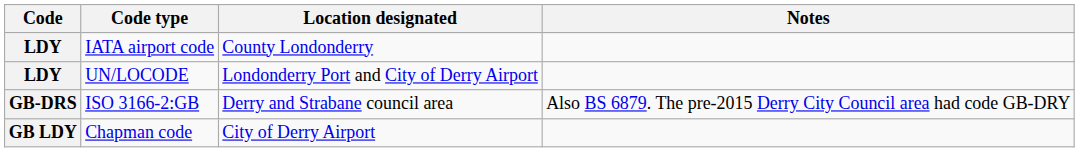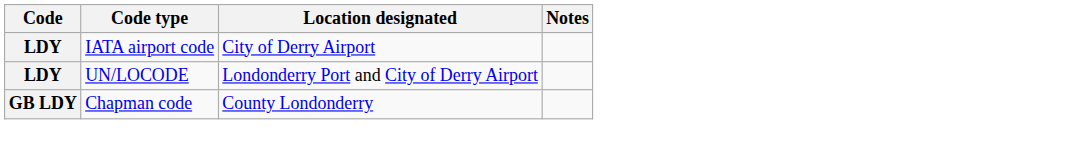(298, 47) County Londonderry -> (299, 47) City of Derry Airport
- row: (142, 103)
(299, 132) City of Derry Airport -> (298, 103) County Londonderry
